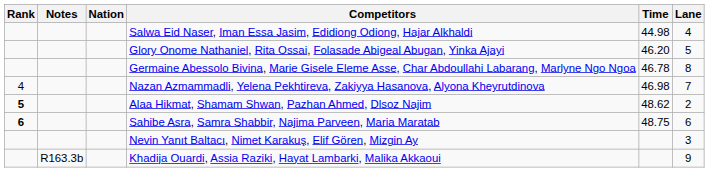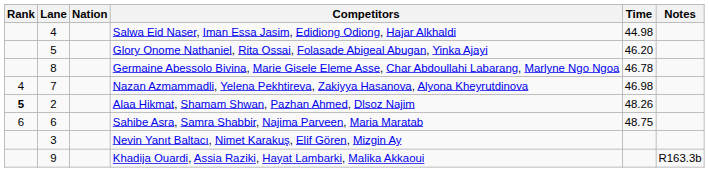columns swapped: (688, 14) <-> (62, 14)
(655, 104) 48.62 -> (639, 104) 48.26
(21, 122) bold -> (21, 122) normal
